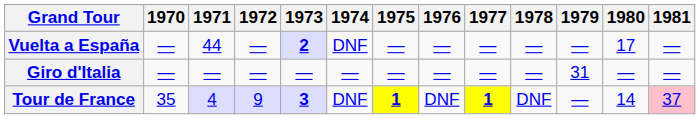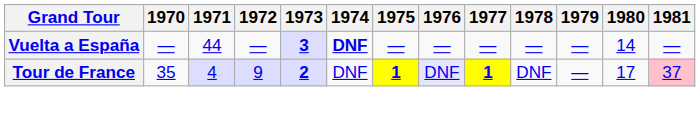(304, 45) 2 -> (304, 45) 3
(350, 45) normal -> (350, 45) bold
(626, 45) 17 -> (626, 45) 14
- row: (74, 72)
(304, 99) 3 -> (304, 72) 2
(442, 99) no background -> (442, 72) lavender background
(626, 99) 14 -> (626, 72) 17
